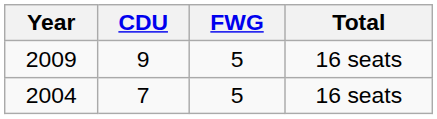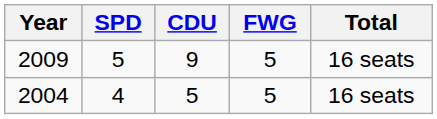+ column: (118, 22)
(143, 95) 7 -> (192, 95) 5
